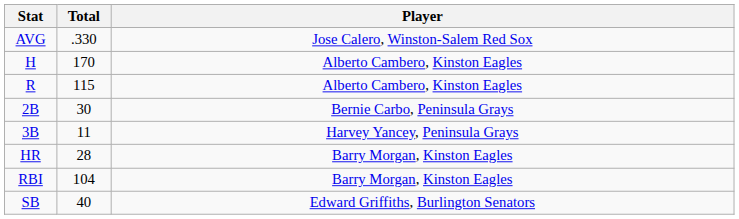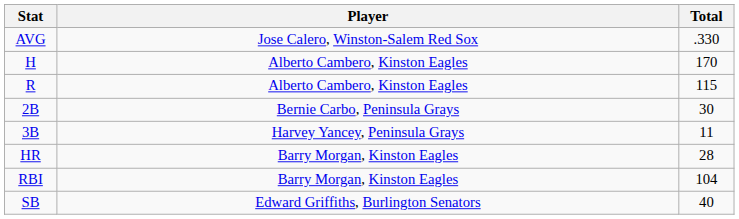columns swapped: (422, 16) <-> (84, 16)
